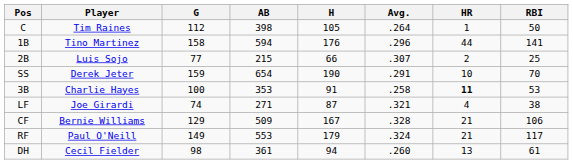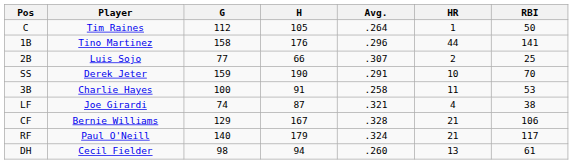- column: (264, 12)
(467, 89) bold -> (453, 89) normal
(196, 136) 149 -> (222, 136) 140
